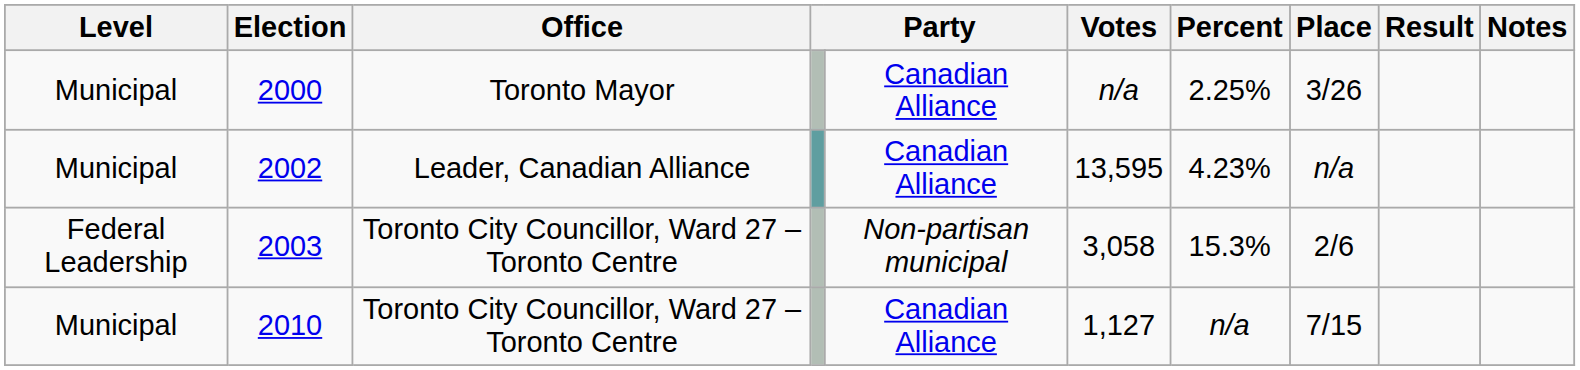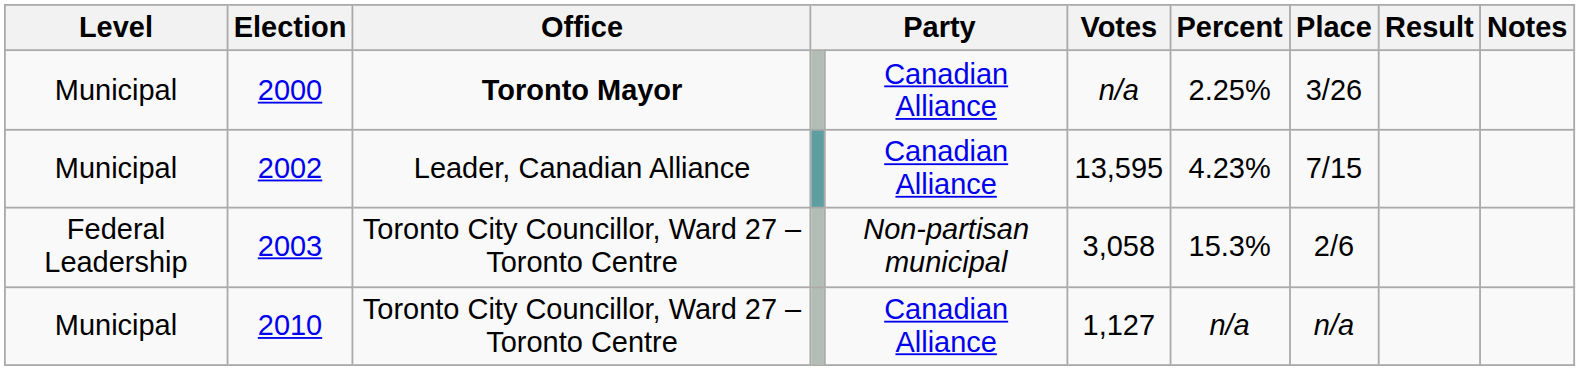(582, 89) normal -> (582, 89) bold
(1334, 168) n/a -> (1334, 168) 7/15
(1334, 325) 7/15 -> (1334, 325) n/a
